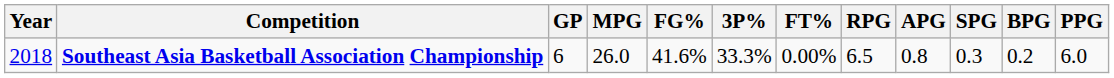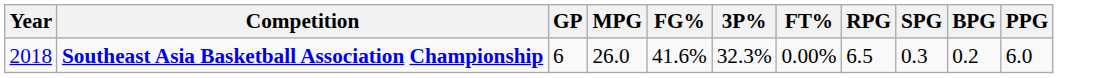- column: (923, 21)
(744, 55) 33.3% -> (744, 55) 32.3%
